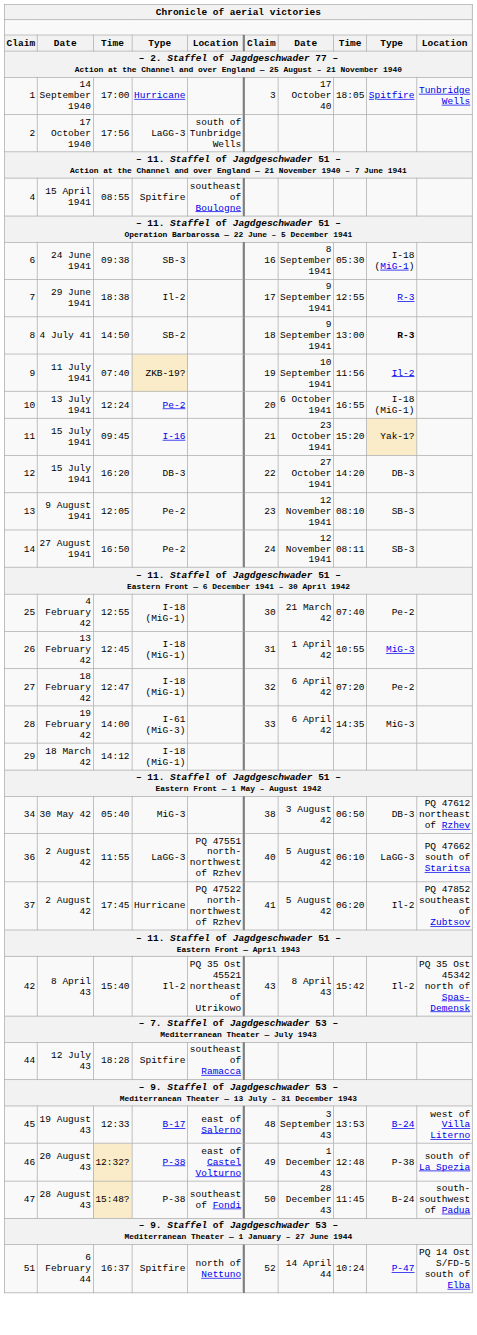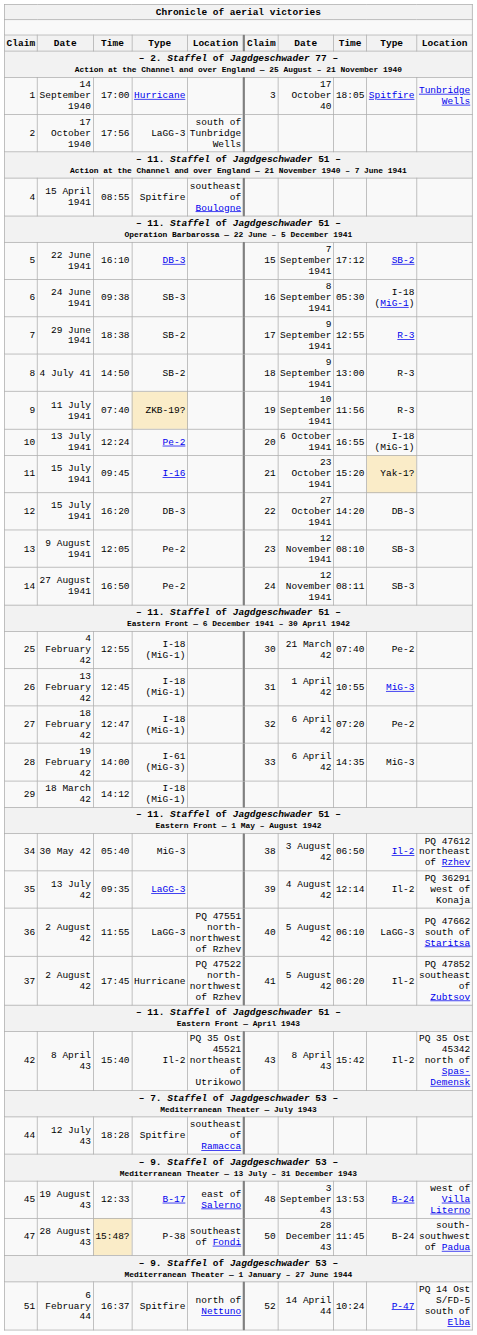+ row: (32, 261)
(174, 298) Il-2 -> (174, 336) SB-2
(406, 336) bold -> (406, 373) normal
(403, 373) Il-2 -> (406, 410) R-3
(403, 815) DB-3 -> (403, 852) Il-2
+ row: (29, 890)
- row: (29, 1162)
